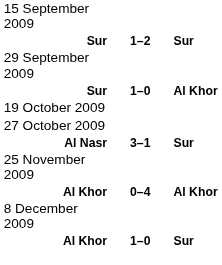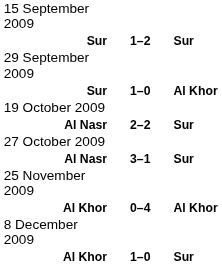+ row: (86, 125)
